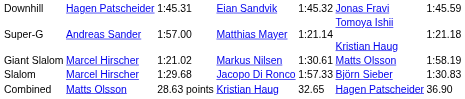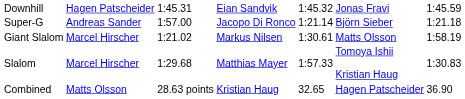(252, 34) Matthias Mayer -> (256, 23) Jacopo Di Ronco
(367, 34) Tomoya Ishii Kristian Haug -> (364, 23) Björn Sieber
(256, 75) Jacopo Di Ronco -> (252, 63) Matthias Mayer
(364, 75) Björn Sieber -> (367, 63) Tomoya Ishii Kristian Haug
